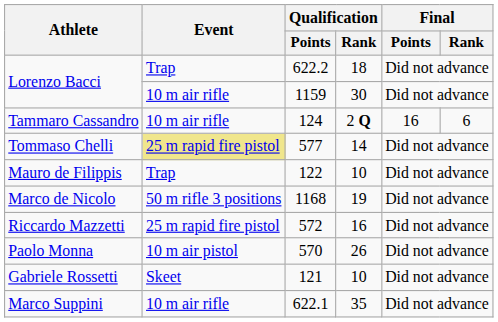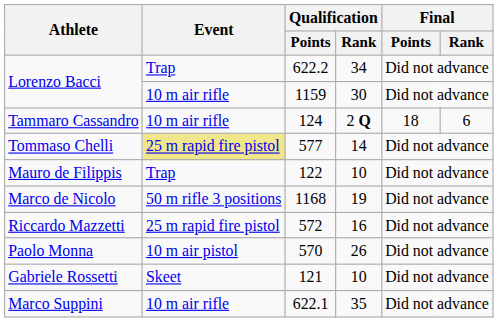(359, 68) 18 -> (359, 68) 34
(411, 121) 16 -> (411, 121) 18
